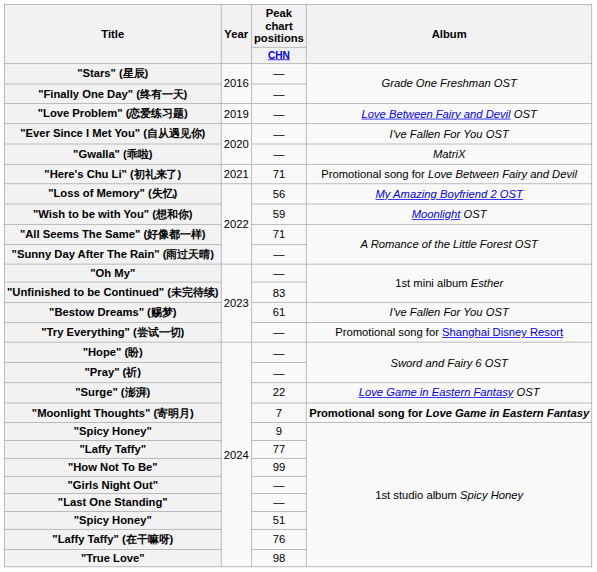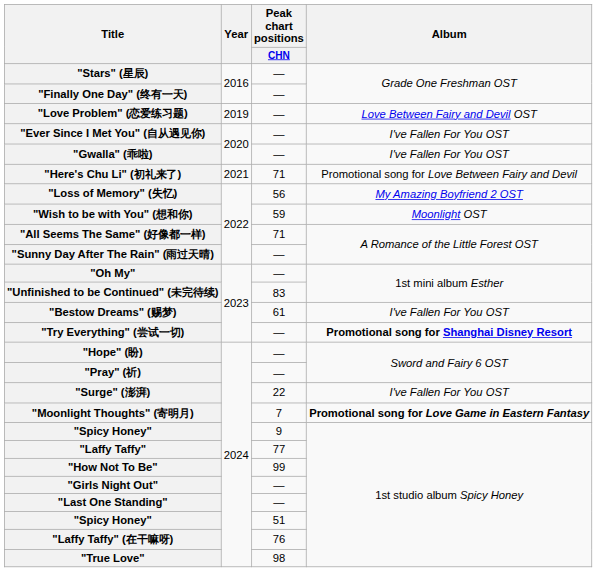(449, 154) MatriX -> (449, 154) I've Fallen For You OST
(449, 333) normal -> (449, 333) bold
(449, 393) Love Game in Eastern Fantasy OST -> (449, 393) I've Fallen For You OST
